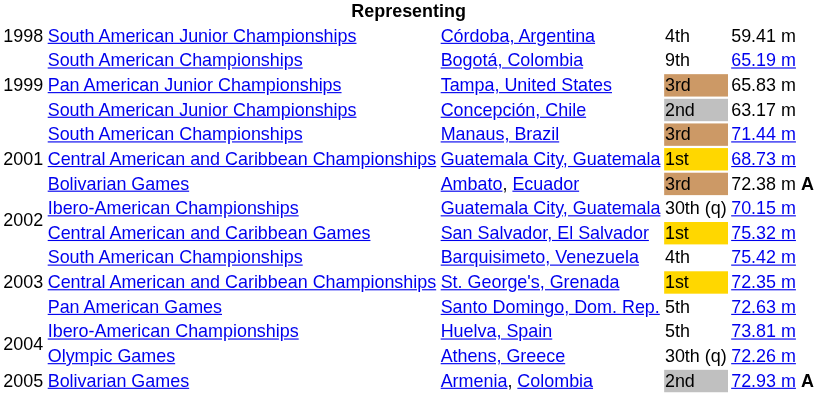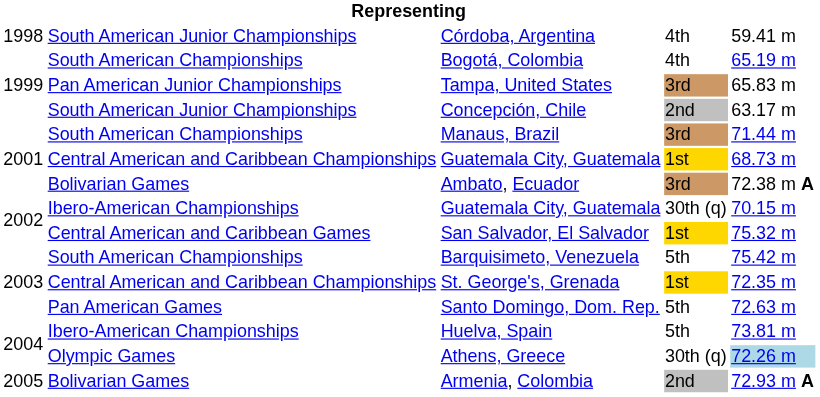(677, 60) 9th -> (677, 60) 4th
(677, 257) 4th -> (677, 257) 5th
(764, 356) no background -> (764, 356) lightblue background
